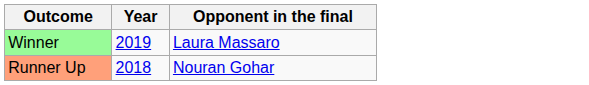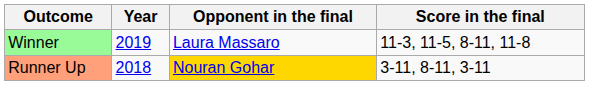+ column: (480, 17)
(224, 67) no background -> (224, 67) gold background
